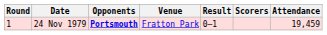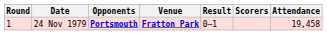(170, 24) normal -> (170, 24) bold
(306, 24) 19,459 -> (306, 24) 19,458
